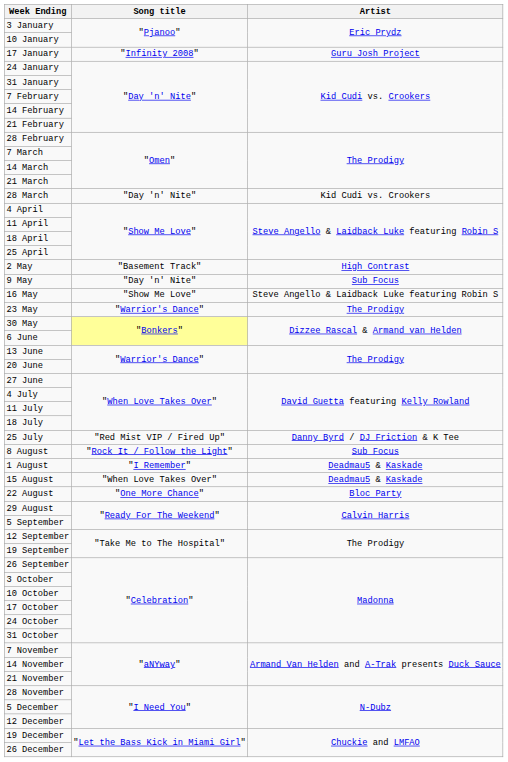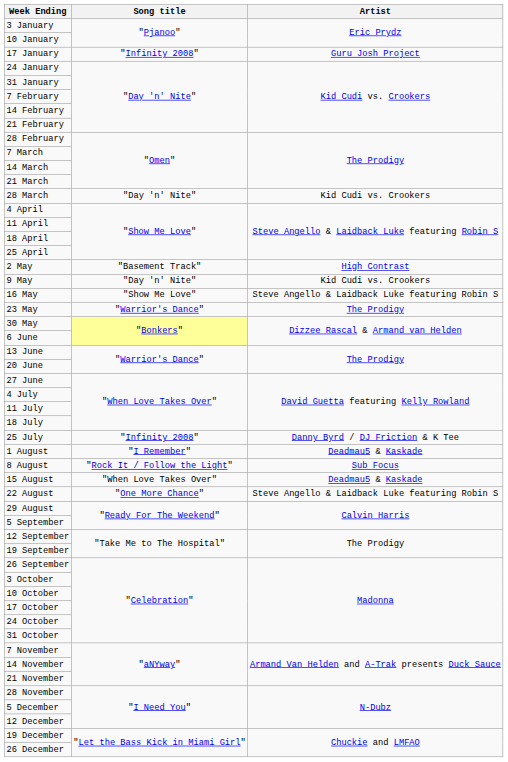(375, 281) Sub Focus -> (375, 281) Kid Cudi vs. Crookers
(160, 437) "Red Mist VIP / Fired Up" -> (160, 437) "Infinity 2008"
rows swapped: (27, 466) <-> (27, 451)
(375, 494) Bloc Party -> (375, 494) Steve Angello & Laidback Luke featuring Robin S
